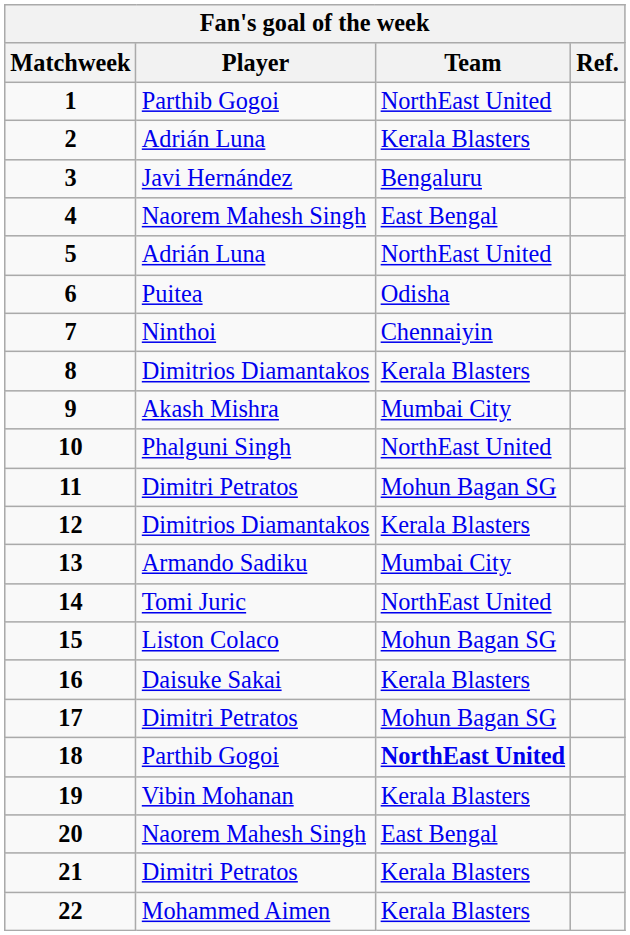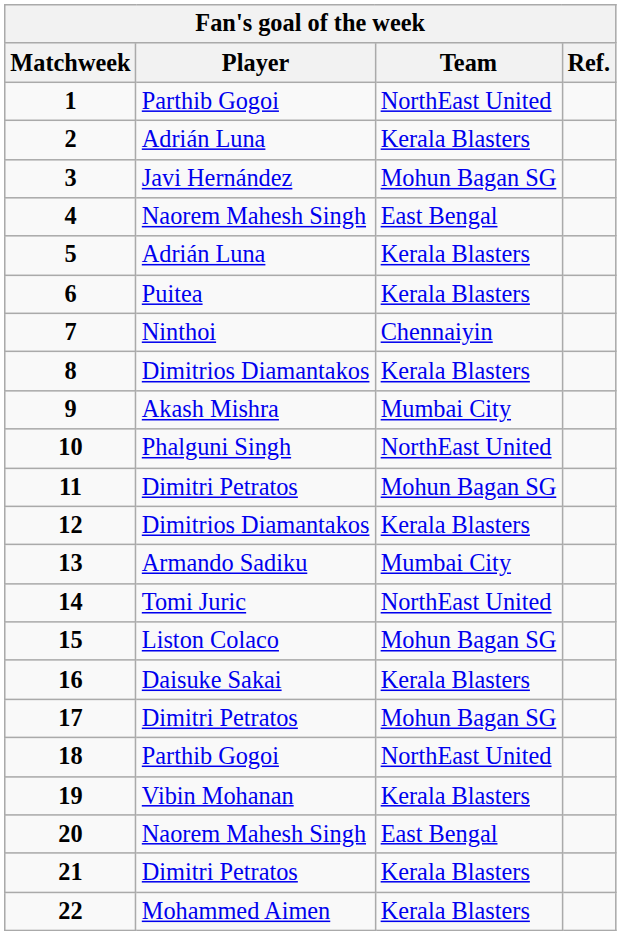(431, 178) Bengaluru -> (468, 178) Mohun Bagan SG
(466, 255) NorthEast United -> (455, 255) Kerala Blasters
(415, 293) Odisha -> (455, 293) Kerala Blasters
(473, 756) bold -> (466, 756) normal
